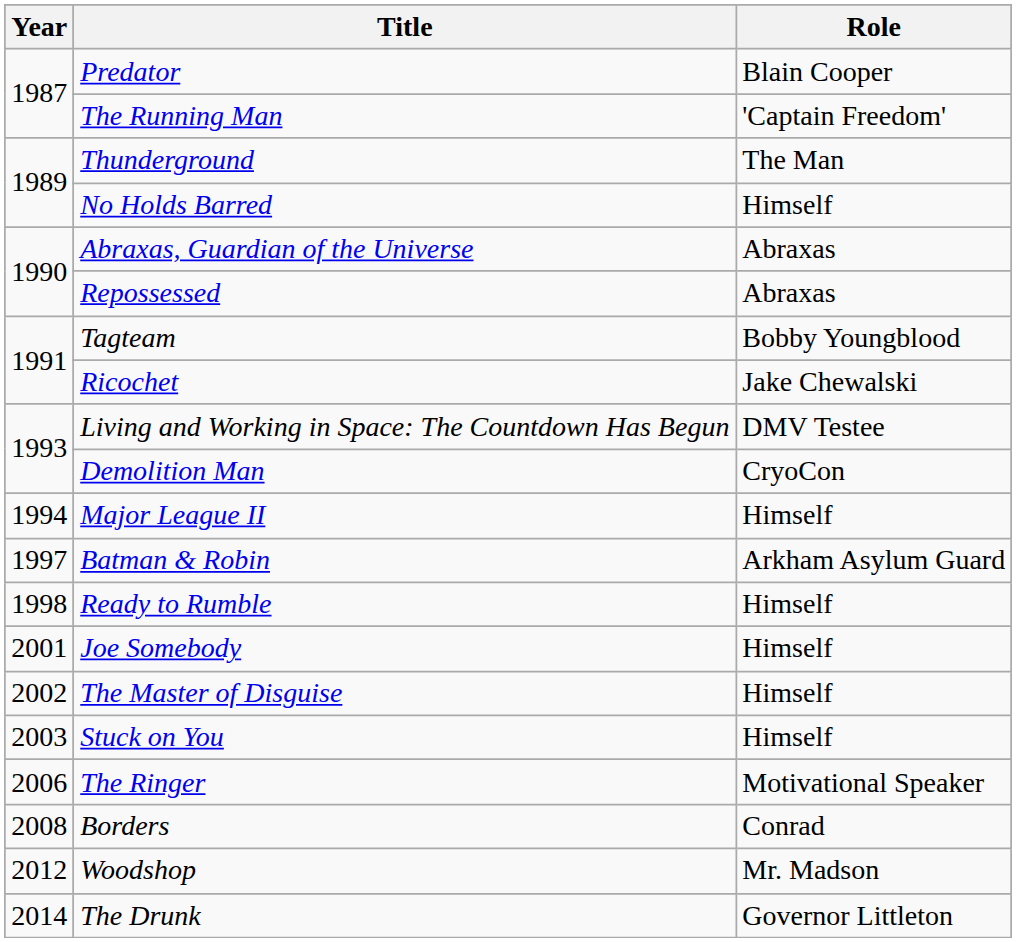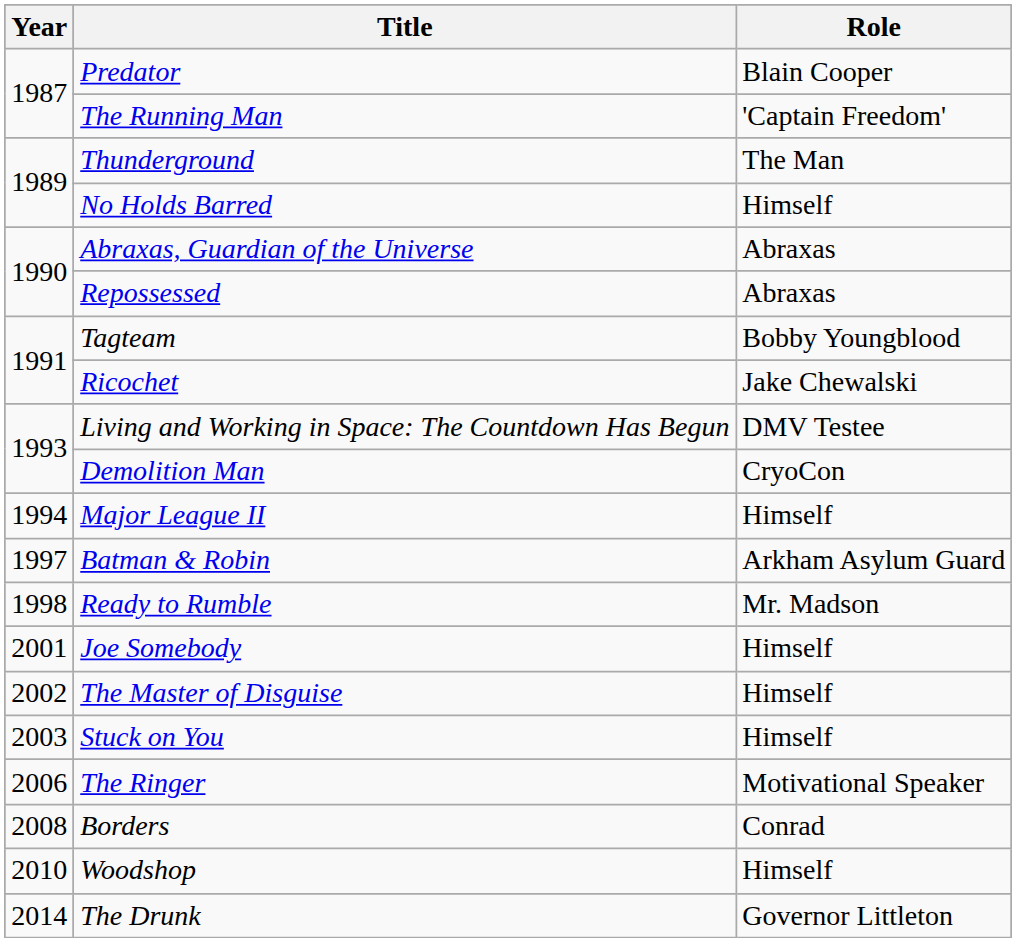(787, 603) Himself -> (811, 603) Mr. Madson
(39, 870) 2012 -> (39, 870) 2010
(811, 870) Mr. Madson -> (787, 870) Himself
